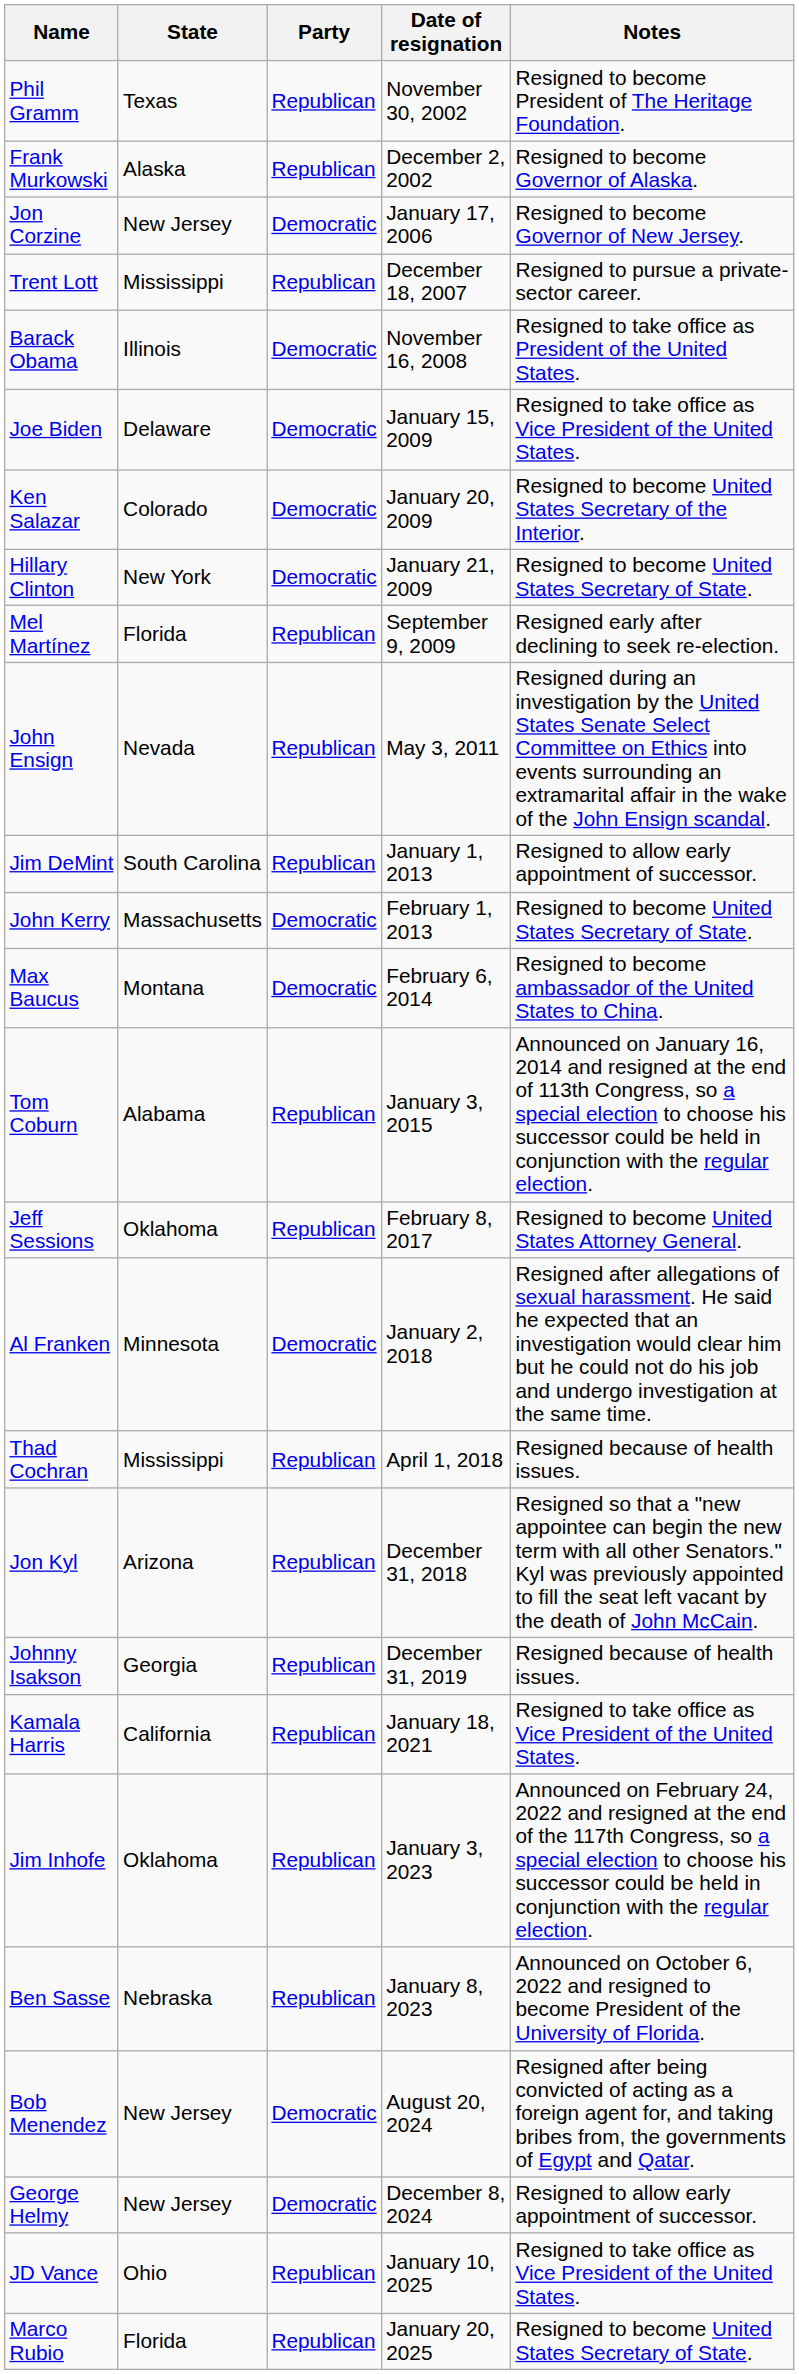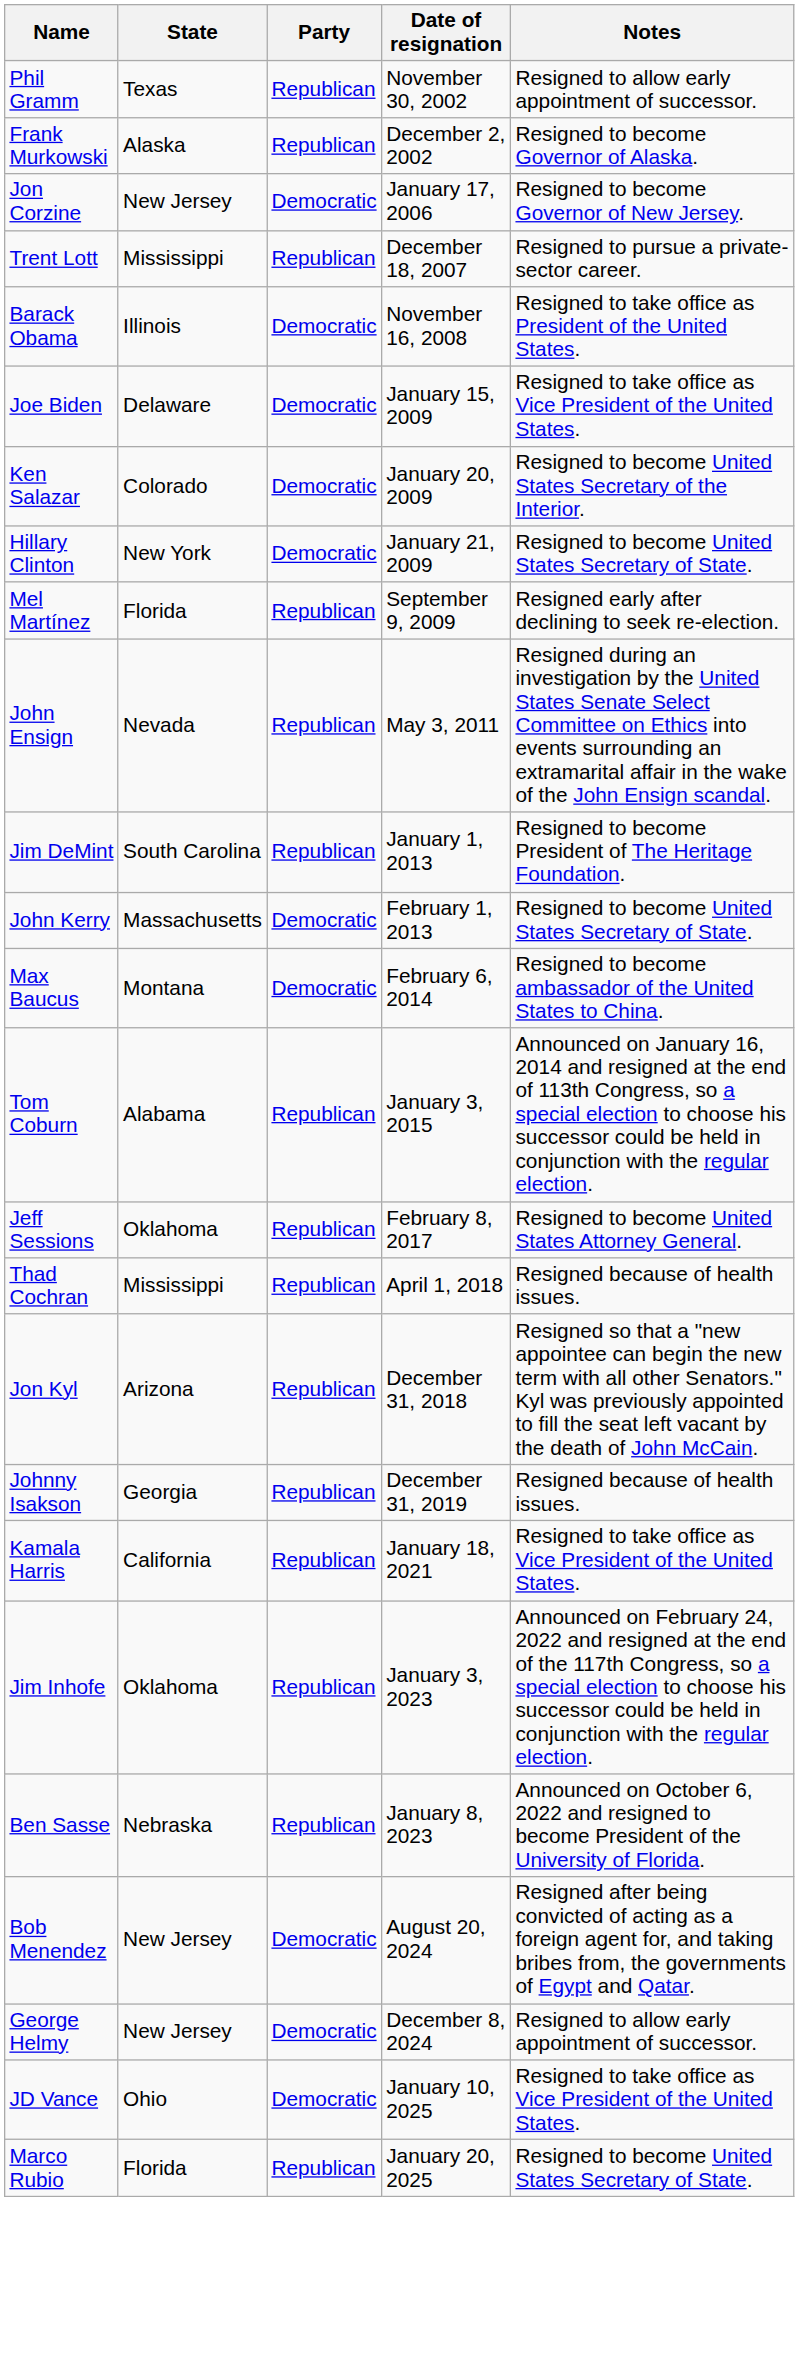(634, 100) Resigned to become President of The Heritage Foundation. -> (636, 89) Resigned to allow early appointment of successor.
(636, 863) Resigned to allow early appointment of successor. -> (634, 851) Resigned to become President of The Heritage Foundation.
- row: (60, 1344)
(323, 2273) Republican -> (324, 2099) Democratic
